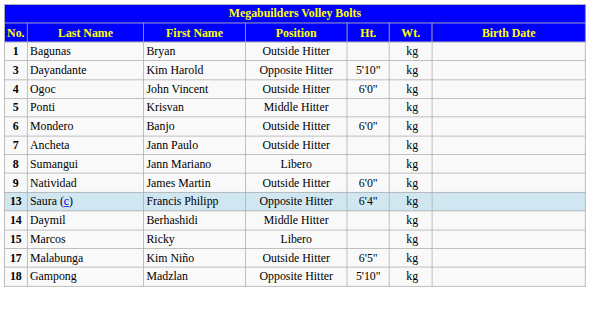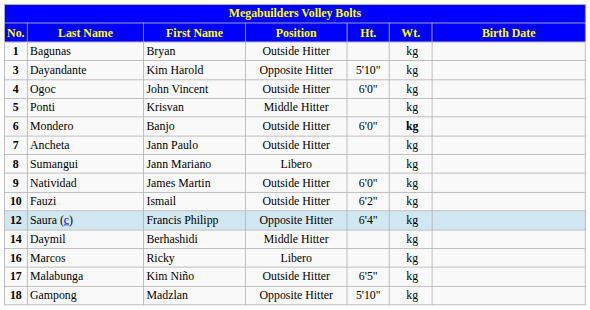(411, 126) normal -> (411, 126) bold
+ row: (43, 201)
(16, 201) 13 -> (16, 220) 12
(16, 239) 15 -> (16, 257) 16
